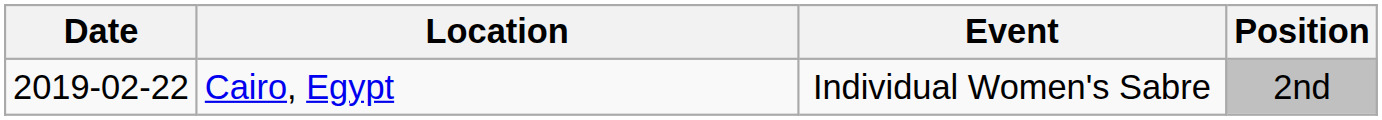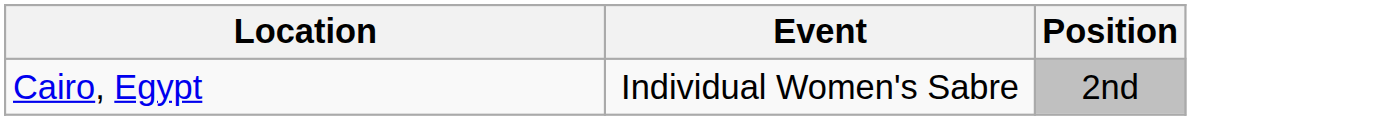- column: (101, 31)
